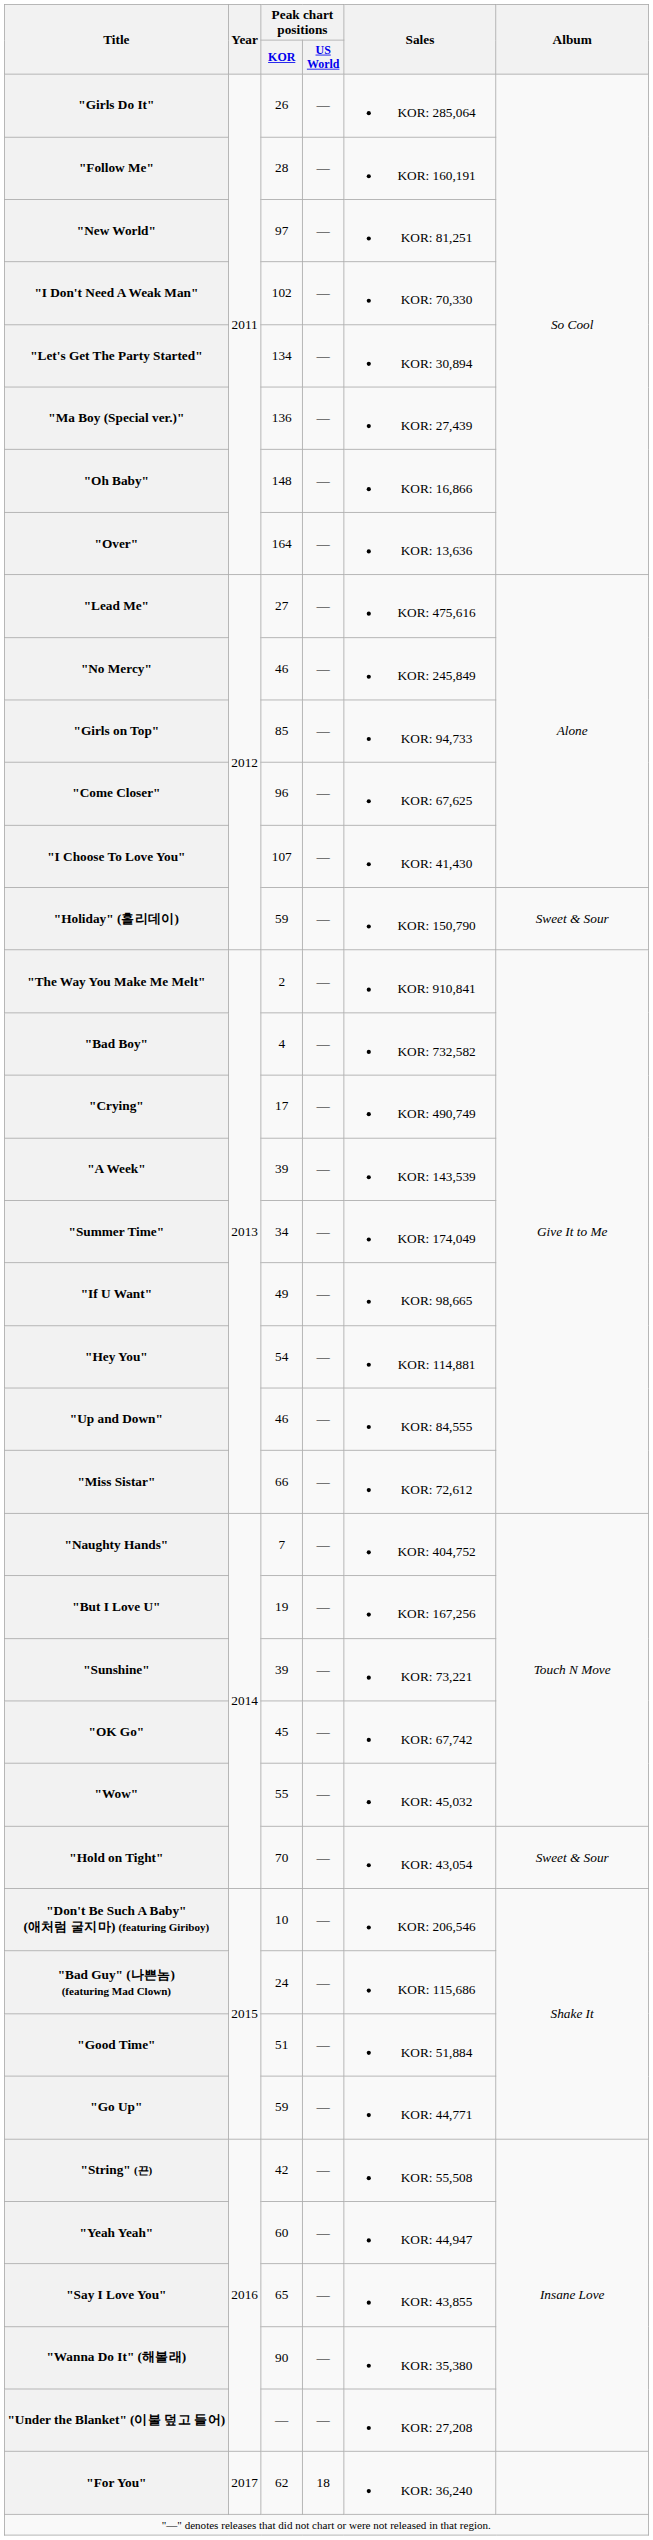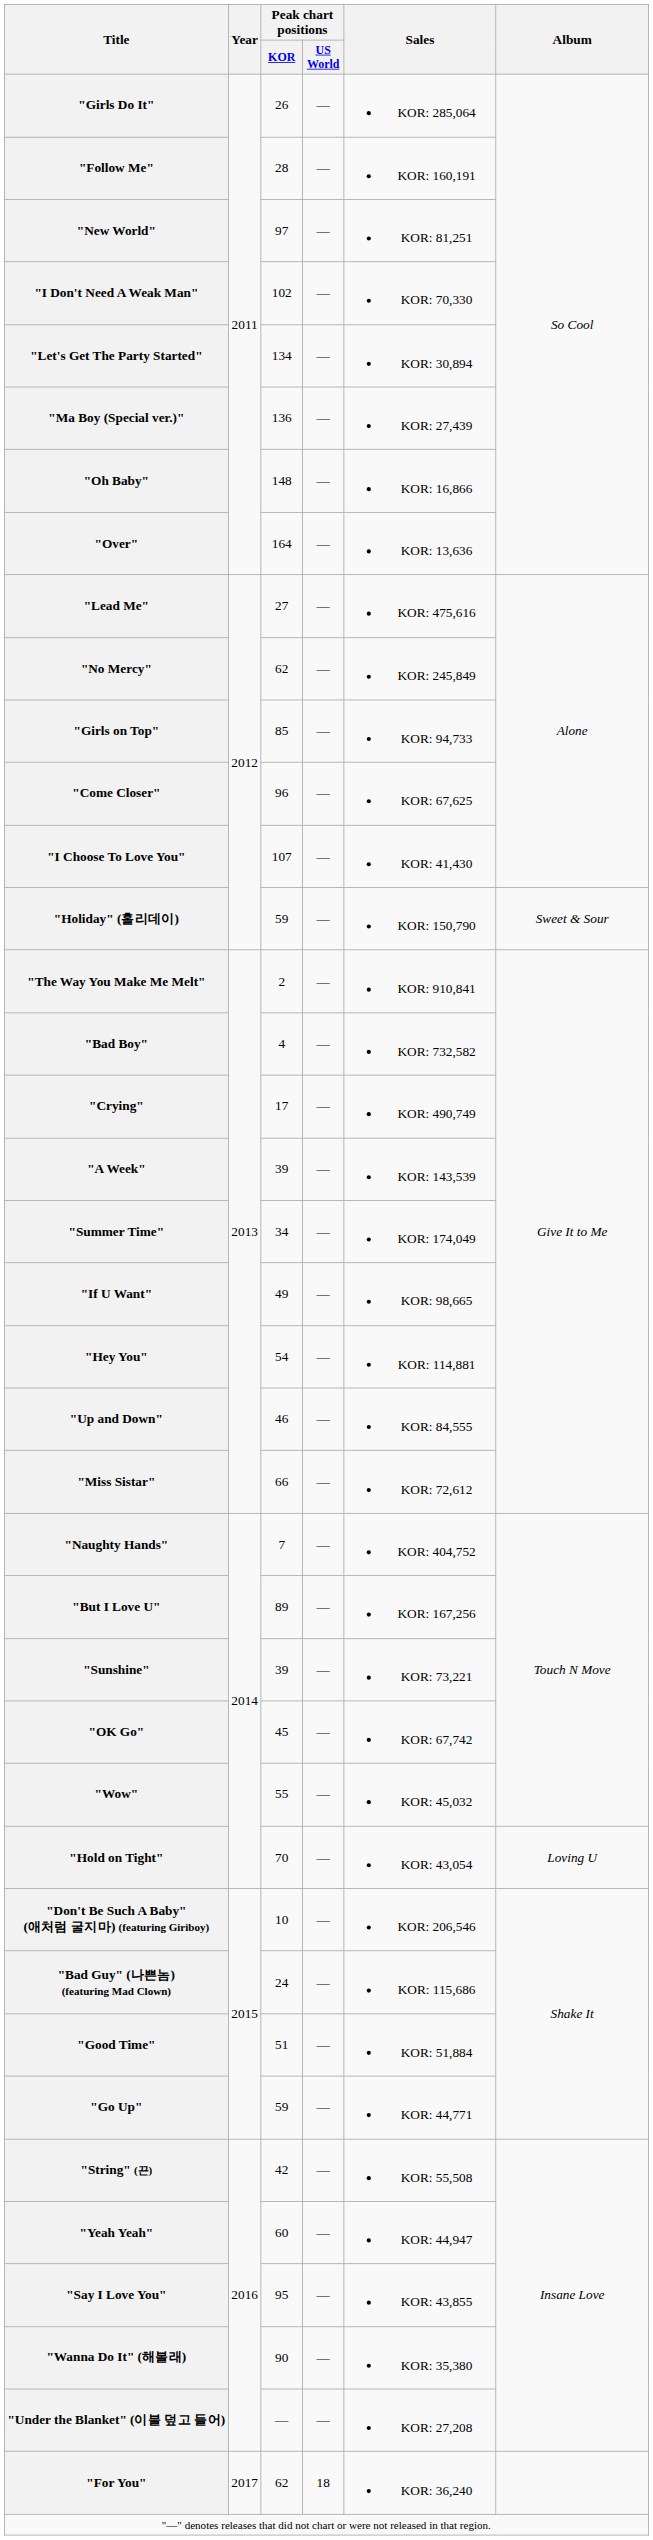(282, 668) 46 -> (282, 668) 62
(282, 1607) 19 -> (282, 1607) 89
(572, 1857) Sweet & Sour -> (572, 1857) Loving U
(282, 2295) 65 -> (282, 2295) 95
